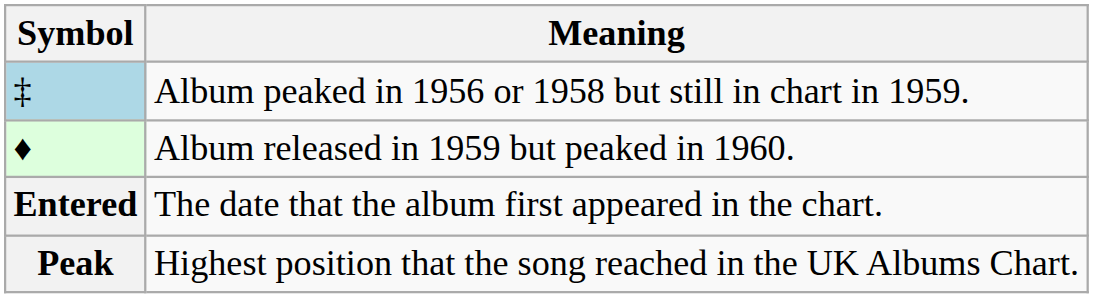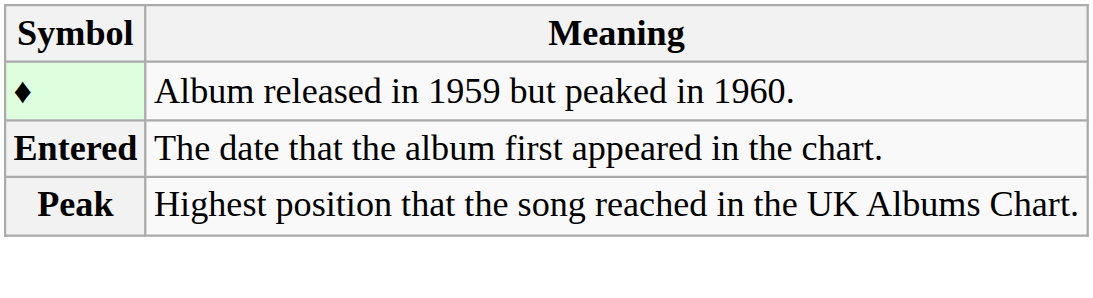- row: (23, 90)
